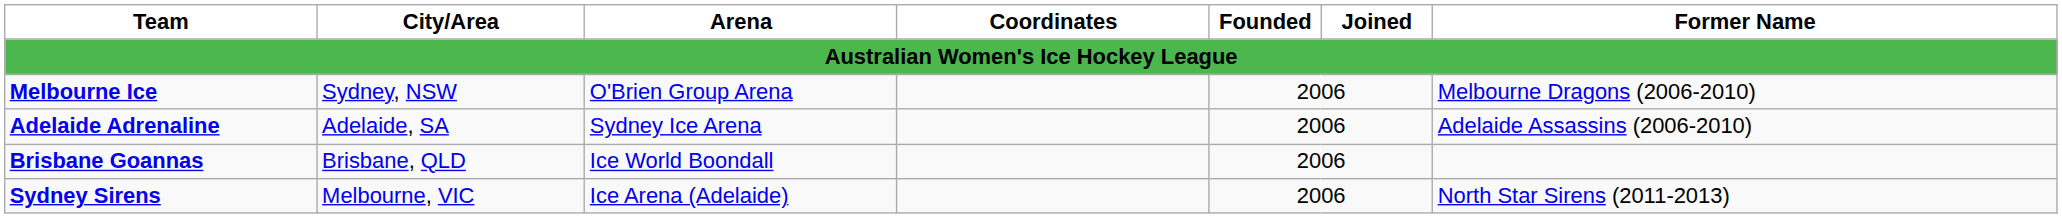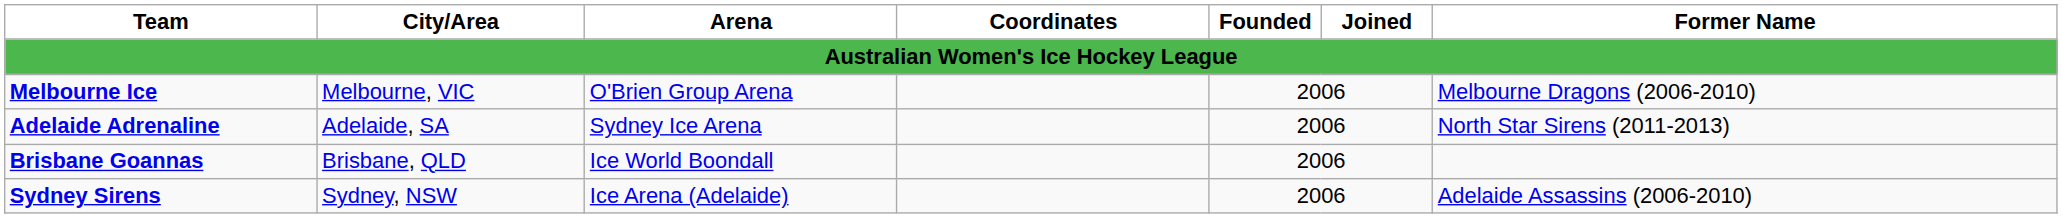(390, 91) Sydney, NSW -> (398, 91) Melbourne, VIC
(1595, 126) Adelaide Assassins (2006-2010) -> (1584, 126) North Star Sirens (2011-2013)
(398, 195) Melbourne, VIC -> (390, 195) Sydney, NSW
(1584, 195) North Star Sirens (2011-2013) -> (1595, 195) Adelaide Assassins (2006-2010)
